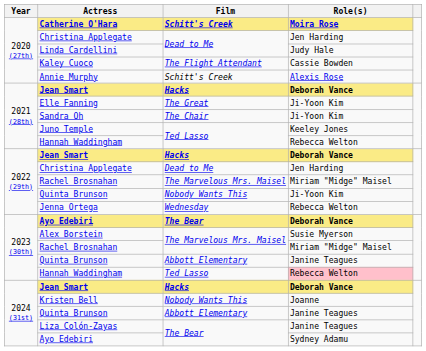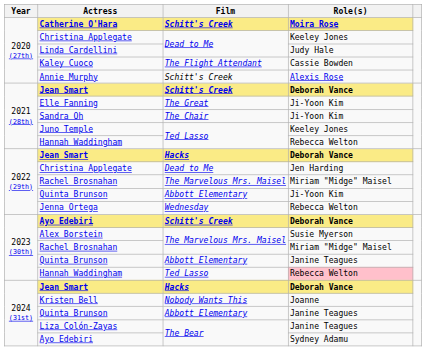(317, 37) Jen Harding -> (319, 37) Keeley Jones
(177, 90) Hacks -> (199, 90) Schitt's Creek
(206, 195) Nobody Wants This -> (206, 195) Abbott Elementary
(184, 221) The Bear -> (199, 221) Schitt's Creek
